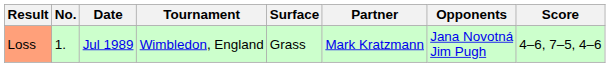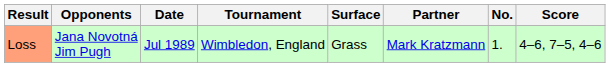columns swapped: (66, 15) <-> (472, 15)
